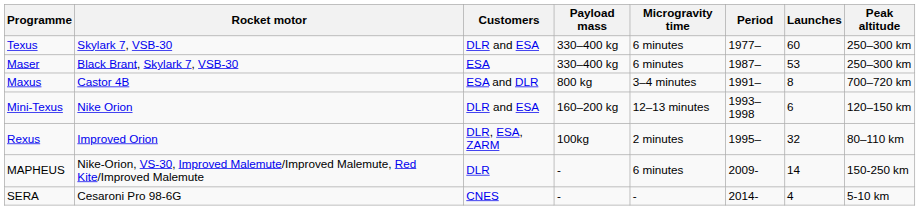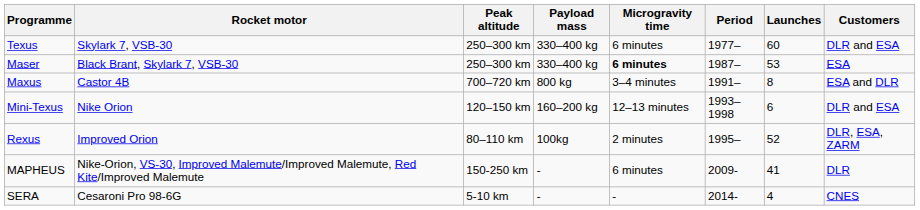columns swapped: (879, 20) <-> (509, 20)
(658, 63) normal -> (639, 63) bold
(794, 139) 32 -> (773, 139) 52
(794, 170) 14 -> (773, 170) 41
